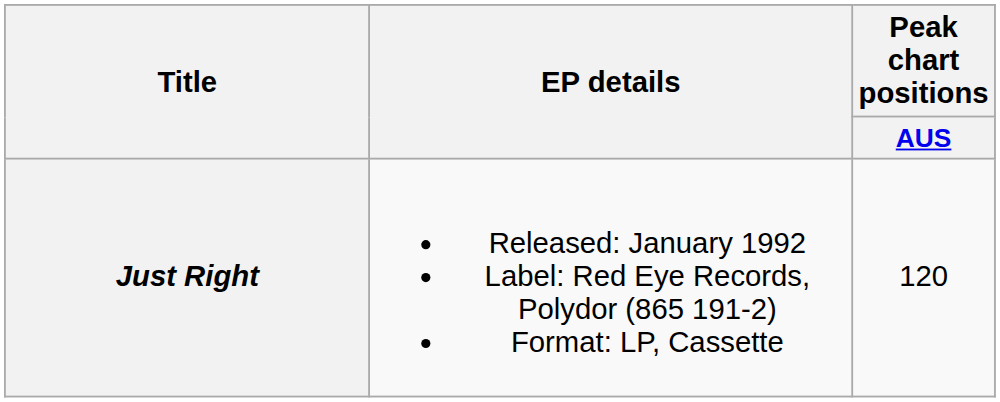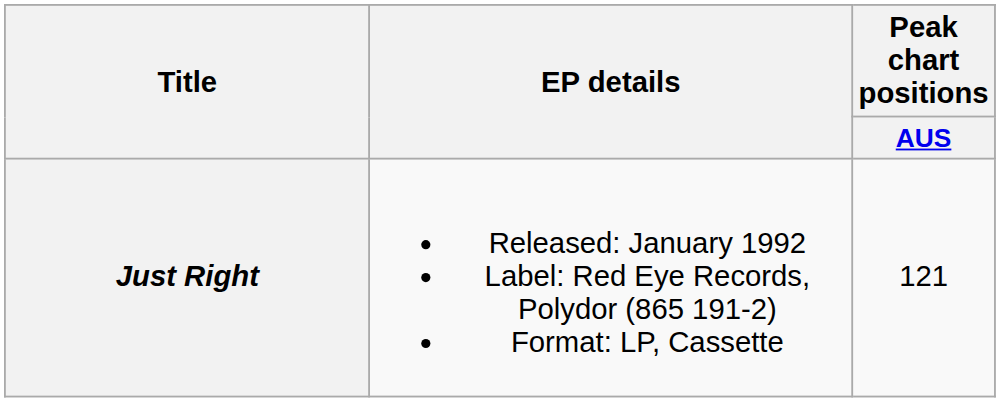(924, 276) 120 -> (924, 276) 121
